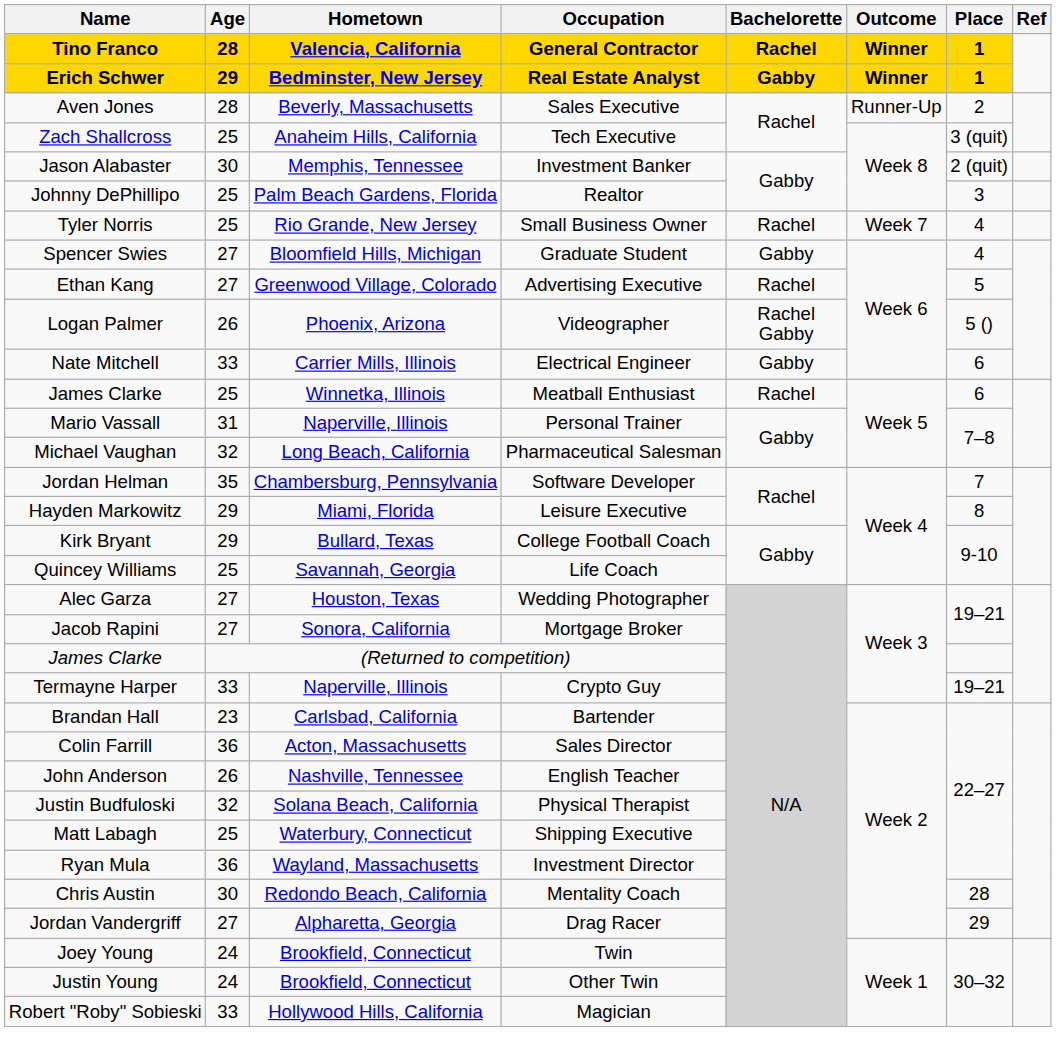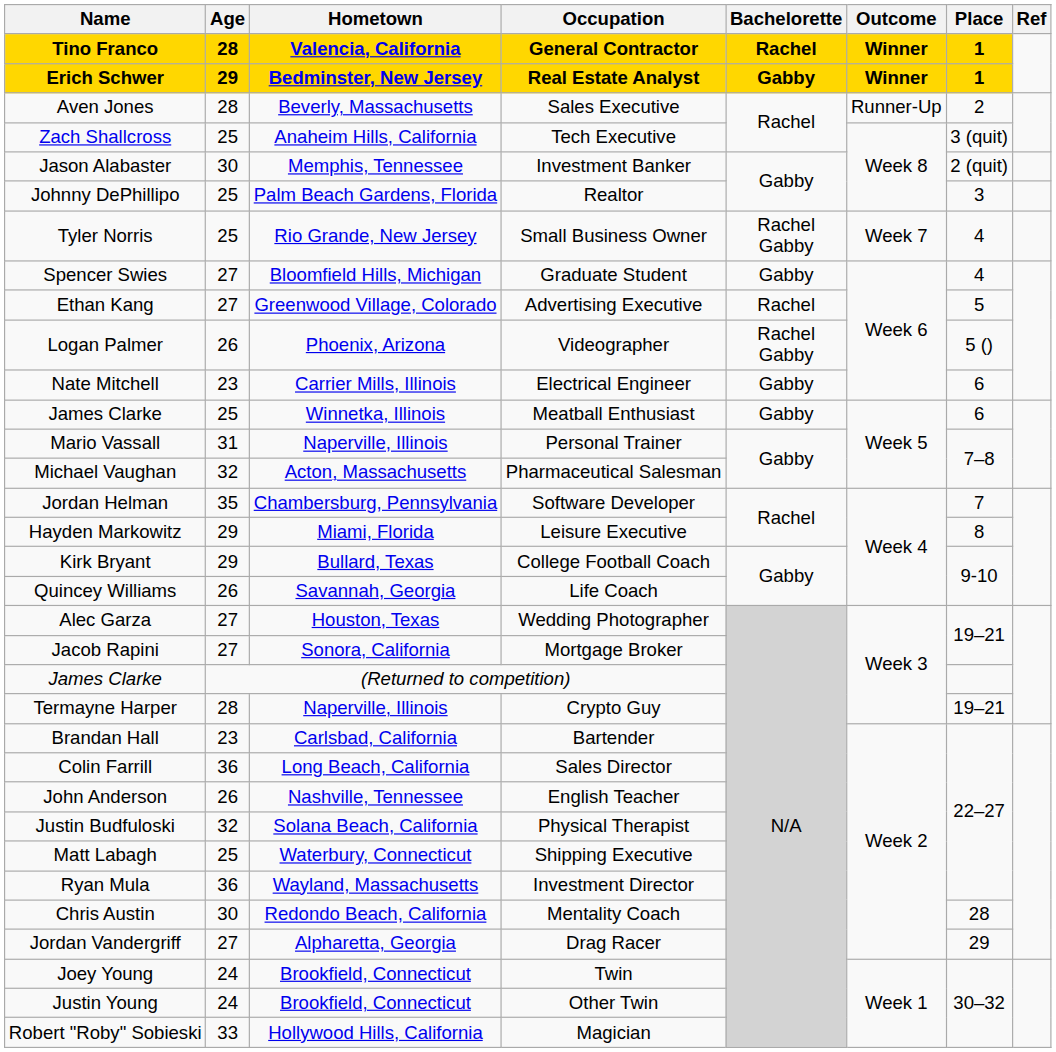(786, 225) Rachel -> (786, 235) Rachel Gabby
(228, 363) 33 -> (228, 384) 23
(786, 393) Rachel -> (786, 414) Gabby
(375, 452) Long Beach, California -> (375, 473) Acton, Massachusetts
(228, 569) 25 -> (228, 590) 26
(228, 687) 33 -> (228, 708) 28
(375, 746) Acton, Massachusetts -> (375, 767) Long Beach, California
